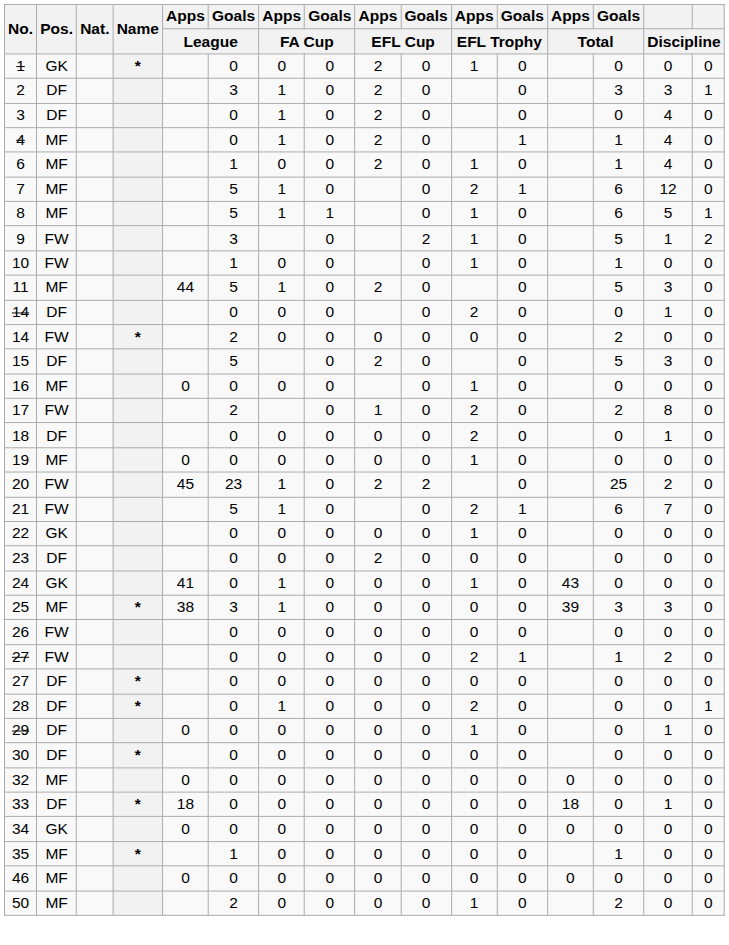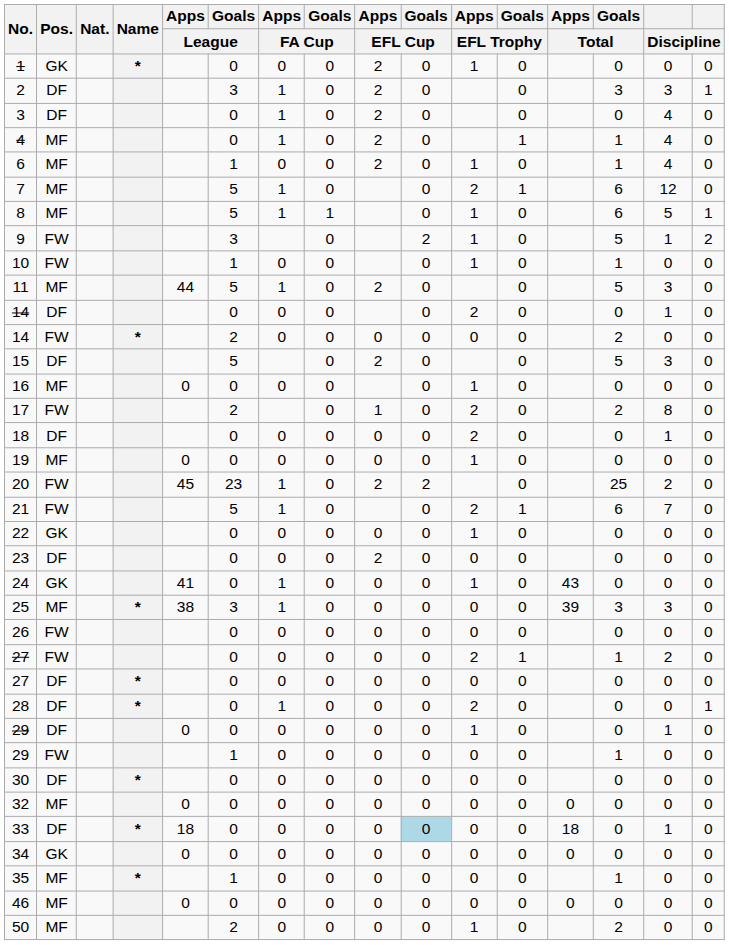+ row: (21, 755)
(426, 804) no background -> (426, 829) lightblue background
